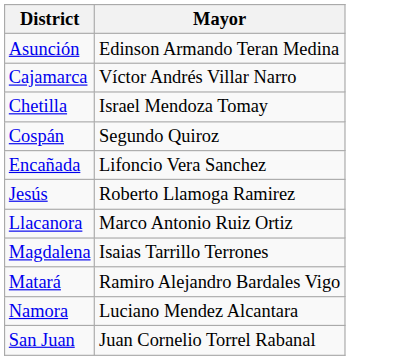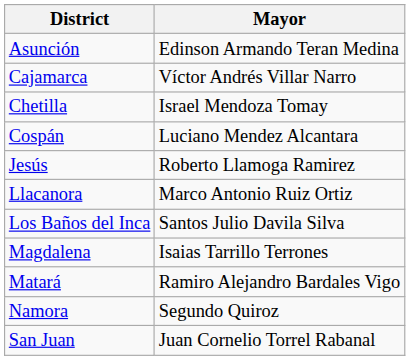(159, 135) Segundo Quiroz -> (258, 135) Luciano Mendez Alcantara
- row: (45, 164)
+ row: (80, 223)
(199, 310) Luciano Mendez Alcantara -> (219, 310) Segundo Quiroz
